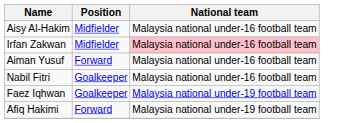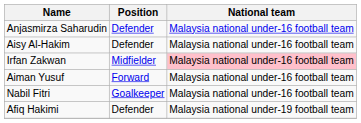+ row: (57, 28)
(97, 28) Midfielder -> (133, 45) Defender
- row: (36, 93)
(93, 110) Forward -> (133, 110) Defender
